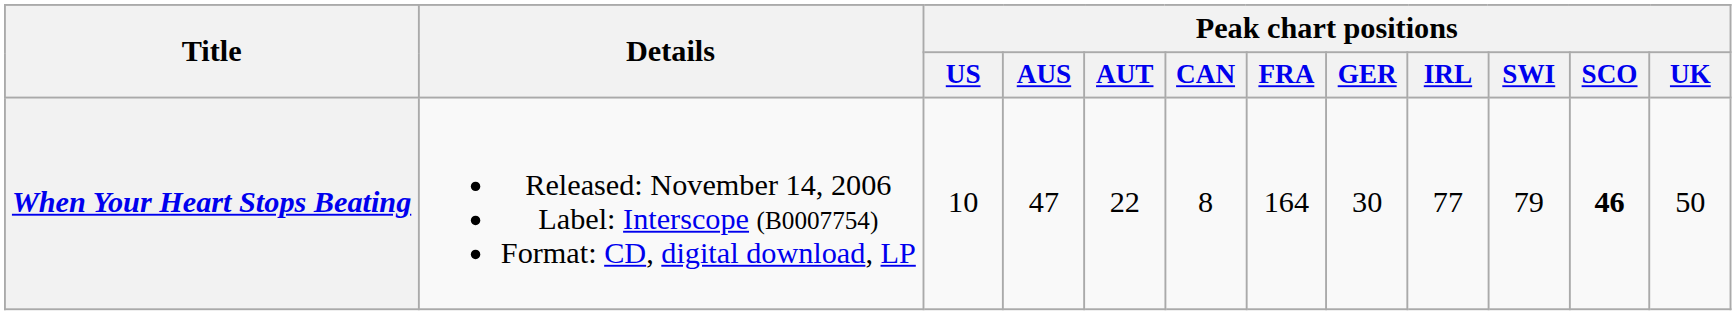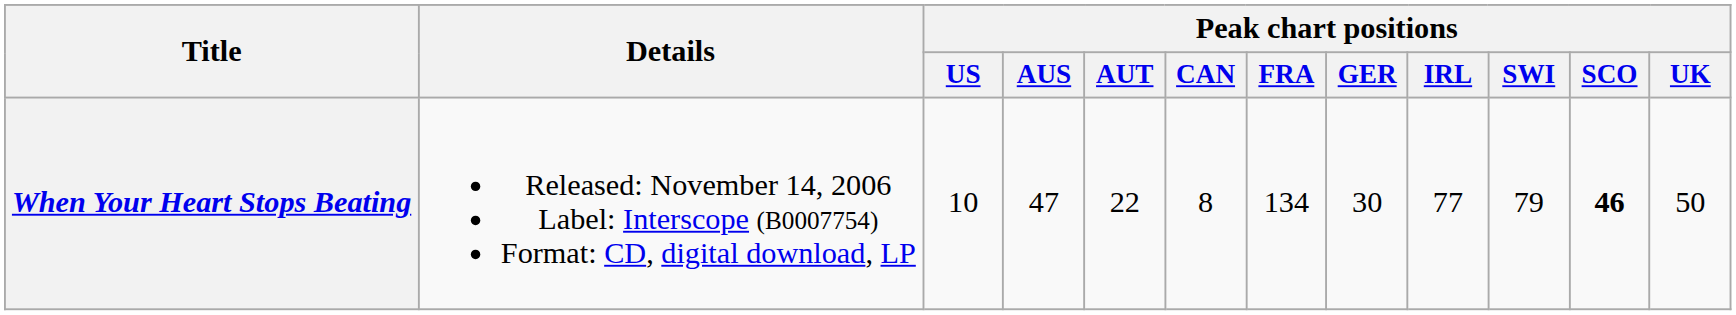(1286, 202) 164 -> (1286, 202) 134
